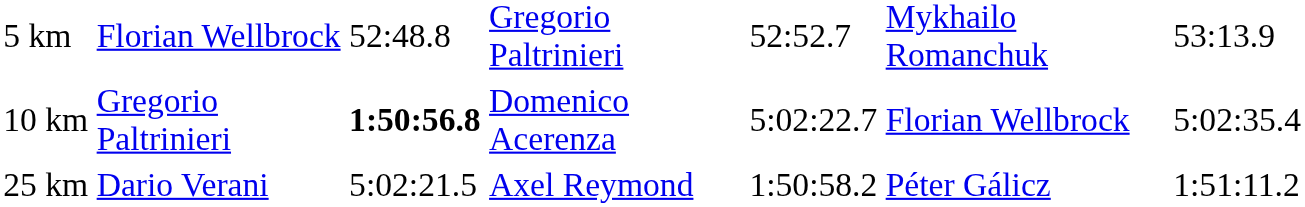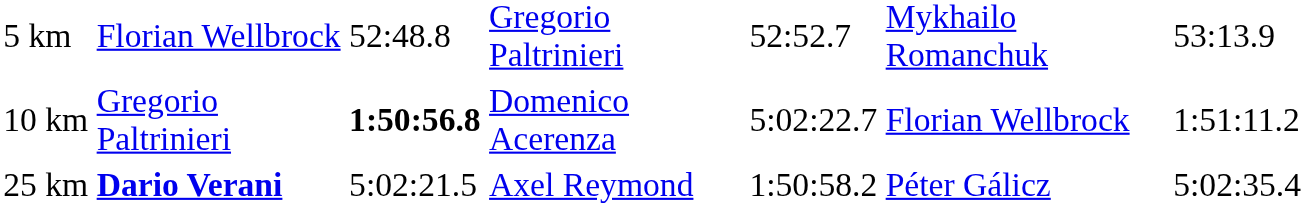(1237, 119) 5:02:35.4 -> (1237, 119) 1:51:11.2
(183, 184) normal -> (190, 184) bold
(1237, 184) 1:51:11.2 -> (1237, 184) 5:02:35.4
